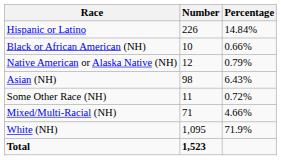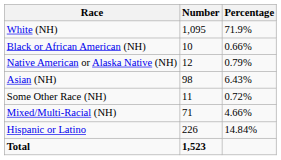rows swapped: (32, 130) <-> (46, 29)
